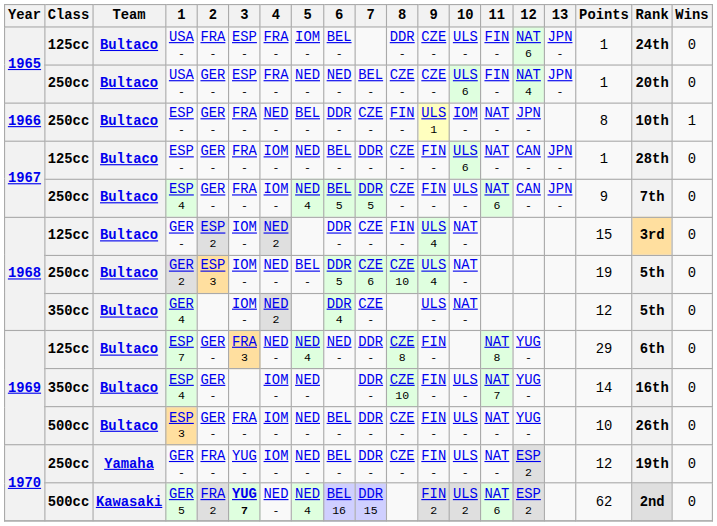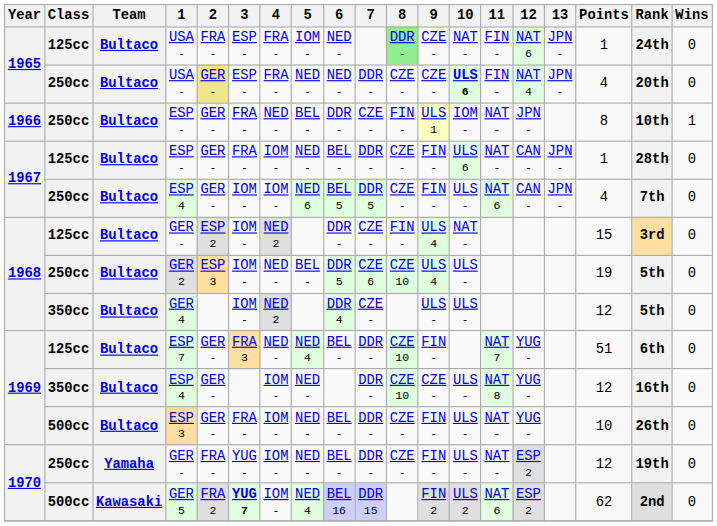(339, 46) BEL - -> (339, 46) NED -
(402, 46) no background -> (402, 46) lightgreen background
(465, 46) ULS - -> (465, 46) NAT -
(213, 84) no background -> (213, 84) khaki background
(371, 84) BEL - -> (371, 84) DDR -
(465, 84) normal -> (465, 84) bold
(604, 84) 1 -> (604, 84) 4
(244, 198) FRA - -> (244, 198) IOM -
(308, 198) NED 4 -> (308, 198) NED 6
(604, 198) 9 -> (604, 198) 4
(465, 274) NAT - -> (465, 274) ULS -
(465, 312) NAT - -> (465, 312) ULS -
(339, 350) NED - -> (339, 350) BEL -
(402, 350) CZE 8 -> (402, 350) CZE 10
(497, 350) NAT 8 -> (497, 350) NAT 7
(604, 350) 29 -> (604, 350) 51
(434, 388) FIN - -> (434, 388) CZE -
(497, 388) NAT 7 -> (497, 388) NAT 8
(604, 388) 14 -> (604, 388) 12
(276, 502) NED - -> (276, 502) IOM -
